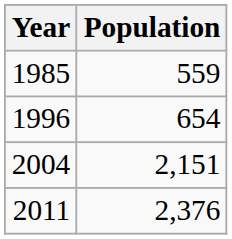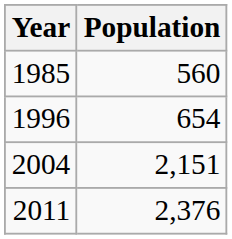(198, 73) 559 -> (198, 73) 560
